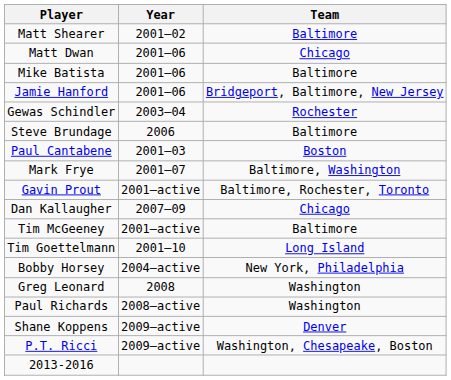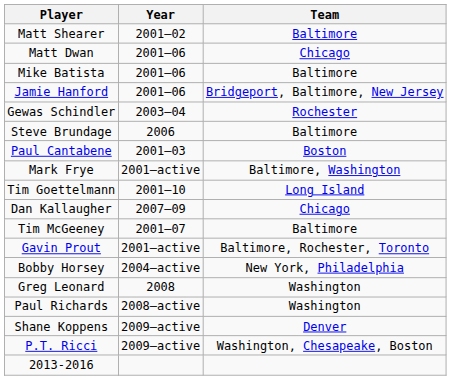(161, 170) 2001–07 -> (161, 170) 2001–active
rows swapped: (61, 248) <-> (61, 190)
(161, 229) 2001–active -> (161, 229) 2001–07
